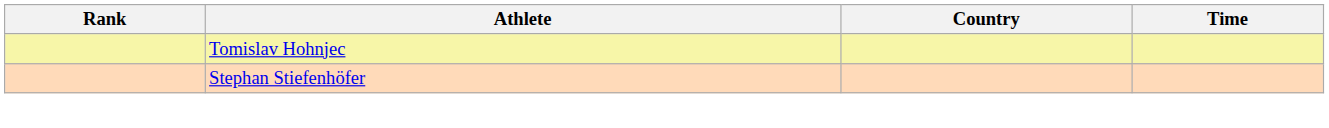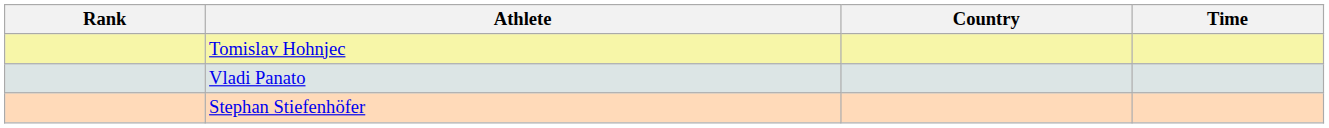+ row: (257, 78)
